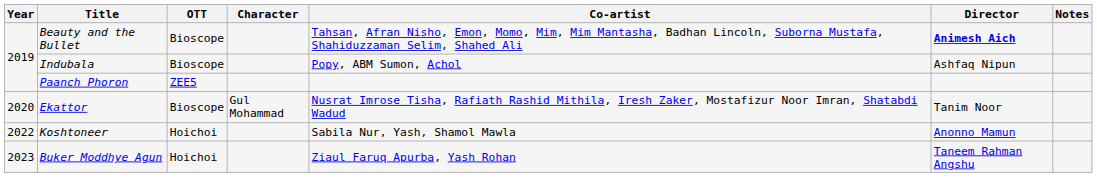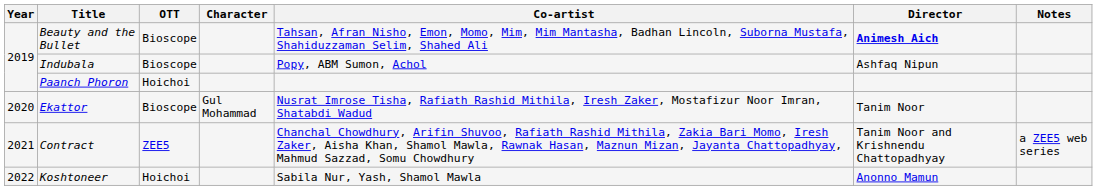(183, 82) ZEE5 -> (166, 82) Hoichoi
+ row: (67, 145)
- row: (101, 157)
